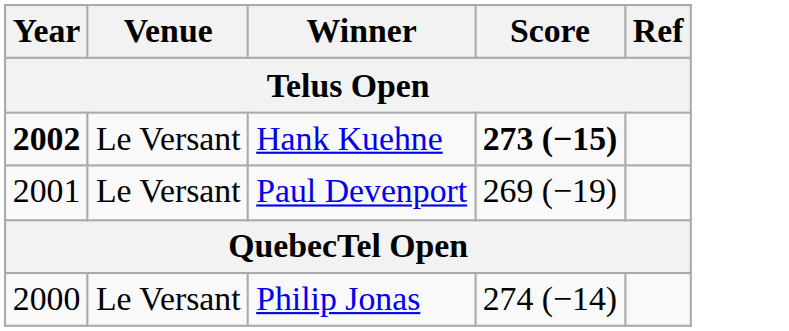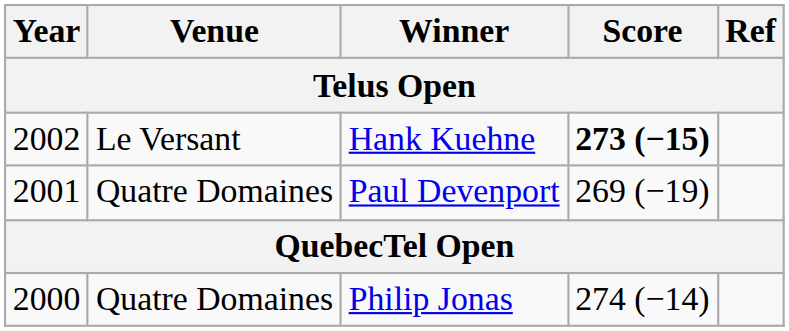(47, 138) bold -> (47, 138) normal
(168, 191) Le Versant -> (215, 191) Quatre Domaines
(168, 298) Le Versant -> (215, 298) Quatre Domaines
